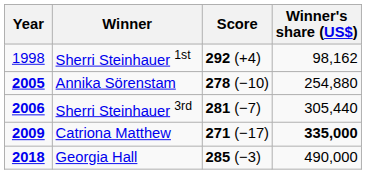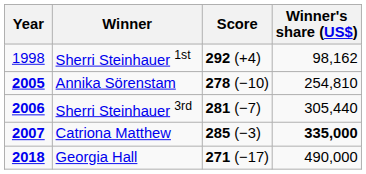(331, 83) 254,880 -> (331, 83) 254,810
(28, 134) 2009 -> (28, 134) 2007
(237, 134) 271 (−17) -> (233, 134) 285 (−3)
(233, 157) 285 (−3) -> (237, 157) 271 (−17)
